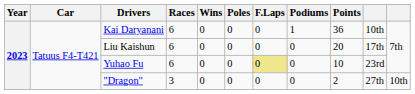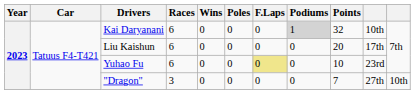(292, 29) no background -> (292, 29) lightgrey background
(338, 29) 36 -> (338, 29) 32
(336, 80) 2 -> (336, 80) 7
